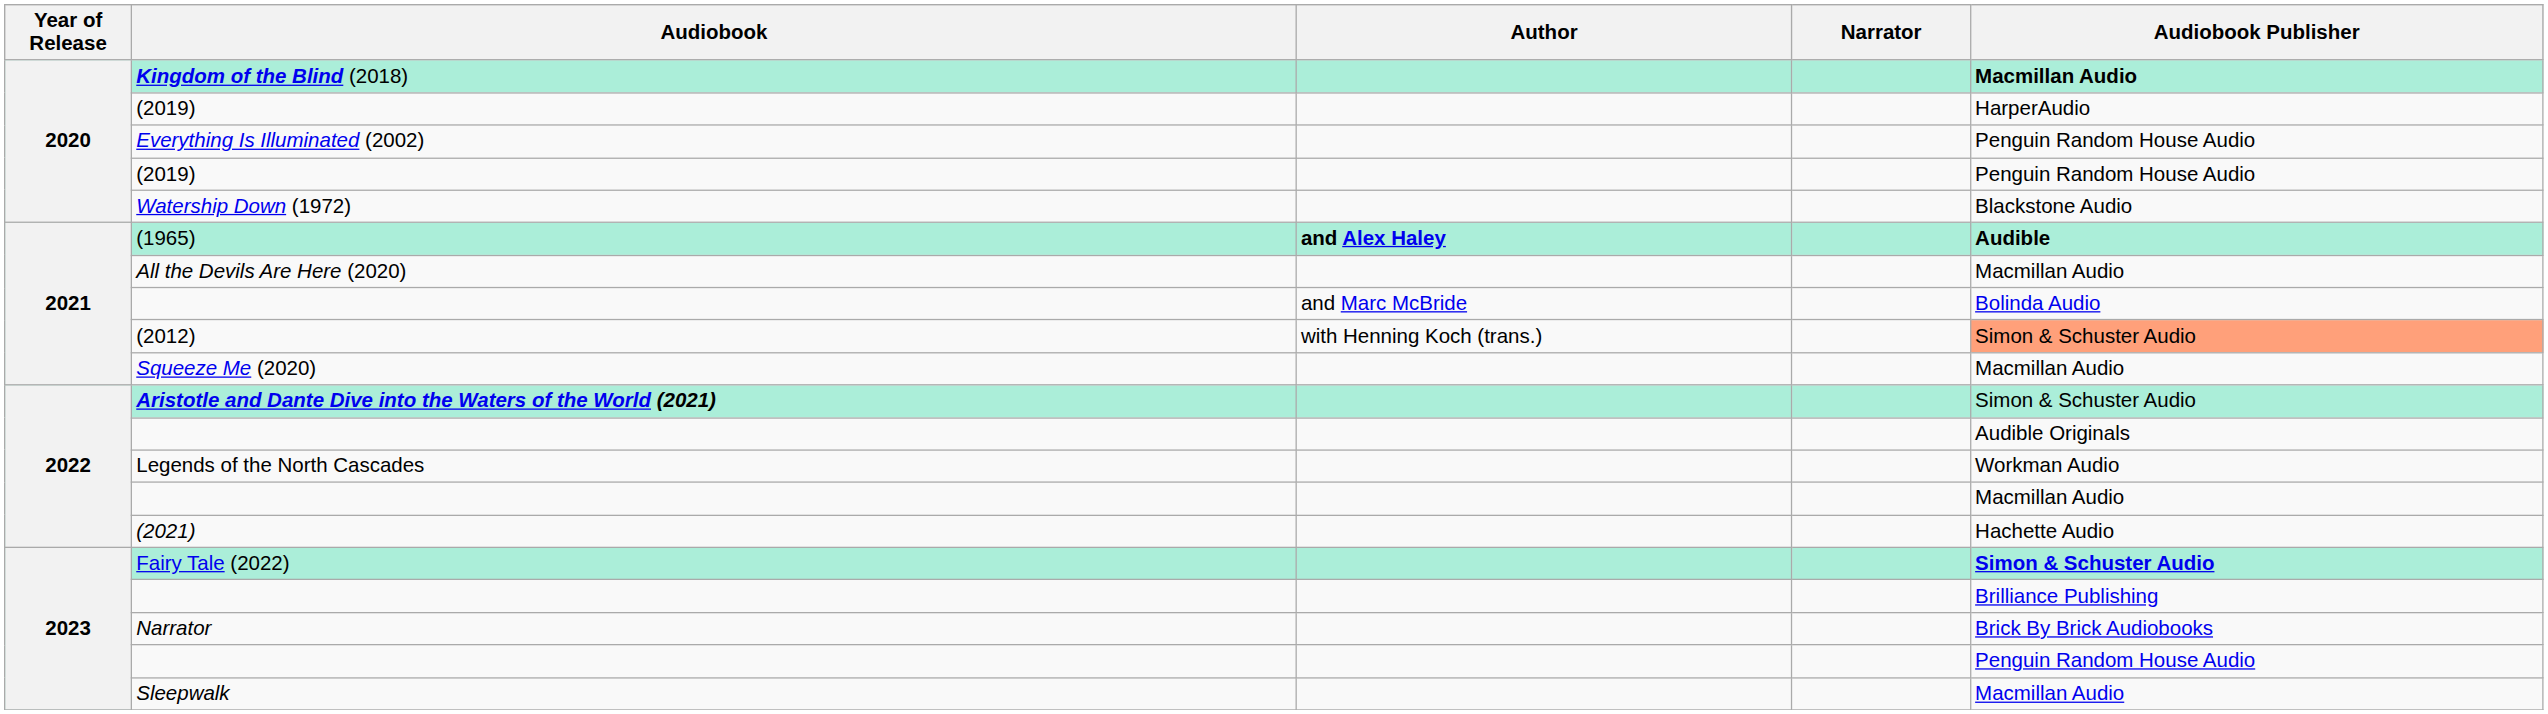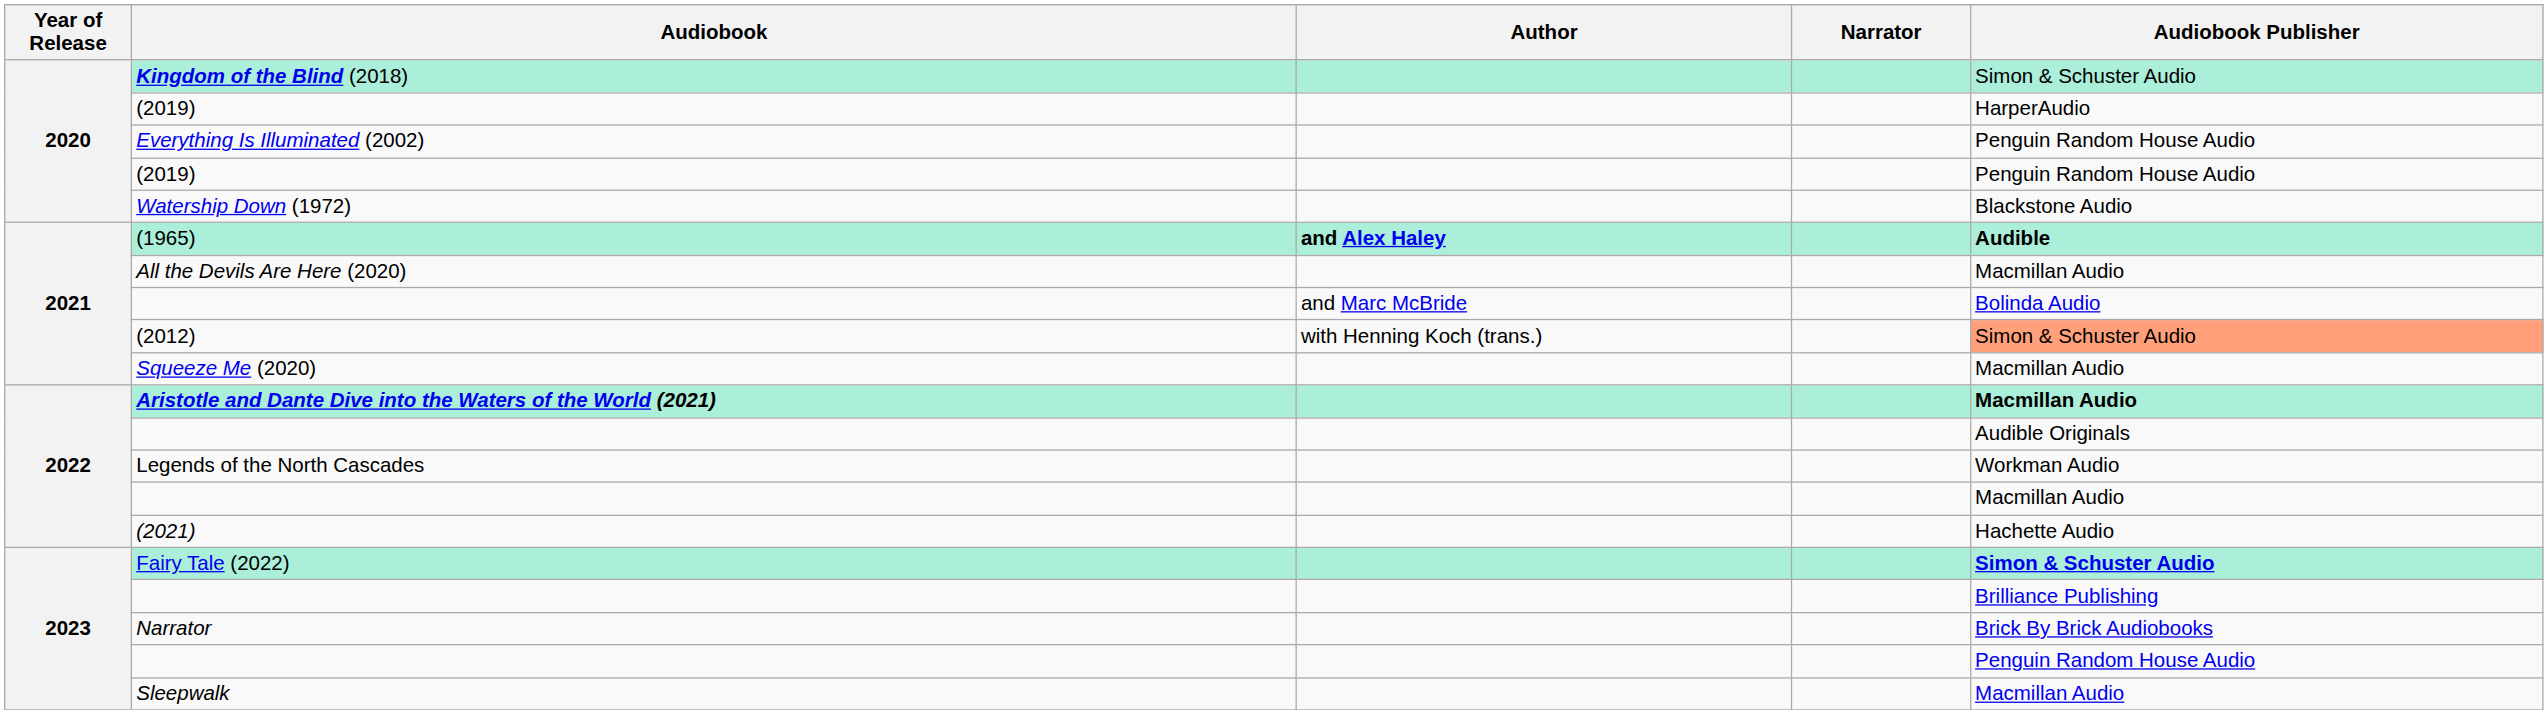(2056, 76) Macmillan Audio -> (2086, 76) Simon & Schuster Audio
(2086, 401) Simon & Schuster Audio -> (2056, 401) Macmillan Audio
